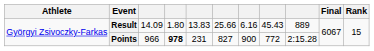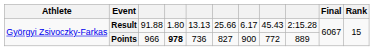(152, 26) 14.09 -> (152, 26) 91.88
(199, 26) 13.83 -> (199, 26) 13.13
(249, 26) 6.16 -> (249, 26) 6.17
(302, 26) 889 -> (302, 26) 2:15.28
(199, 39) 231 -> (199, 39) 736
(302, 39) 2:15.28 -> (302, 39) 889
